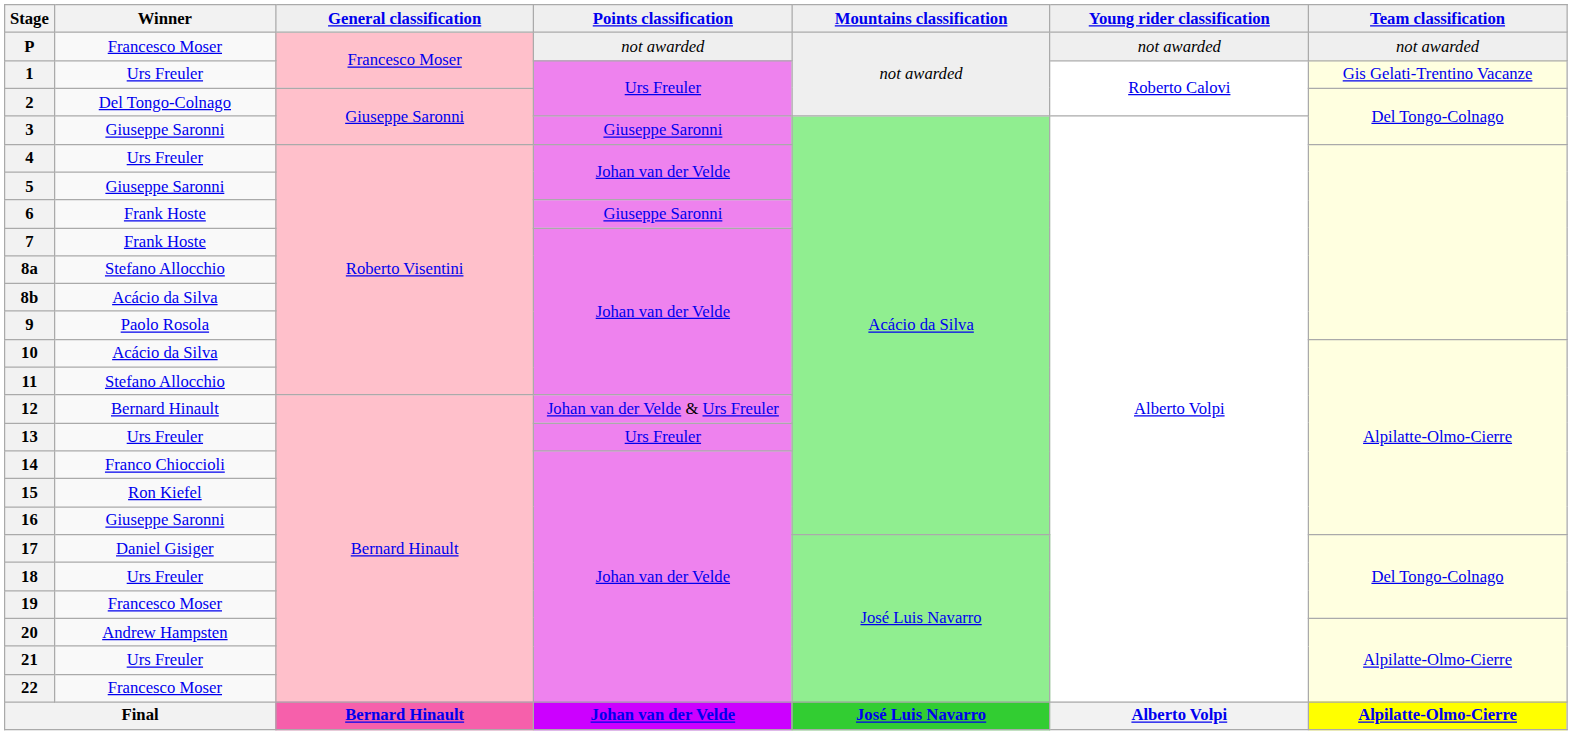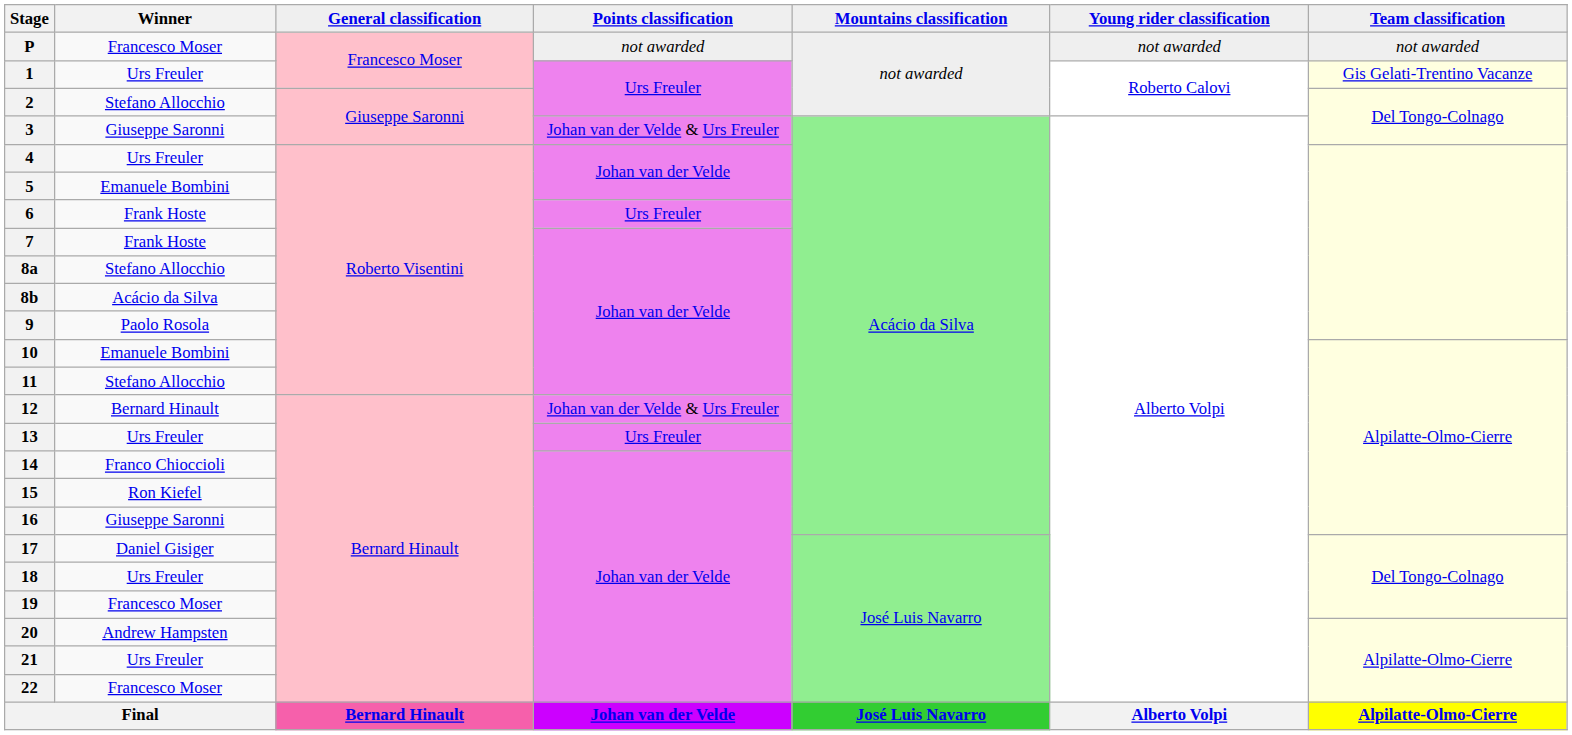(165, 102) Del Tongo-Colnago -> (165, 102) Stefano Allocchio
(663, 130) Giuseppe Saronni -> (663, 130) Johan van der Velde & Urs Freuler
(165, 186) Giuseppe Saronni -> (165, 186) Emanuele Bombini
(663, 214) Giuseppe Saronni -> (663, 214) Urs Freuler
(165, 353) Acácio da Silva -> (165, 353) Emanuele Bombini
